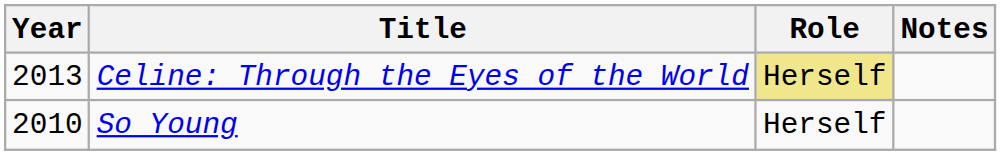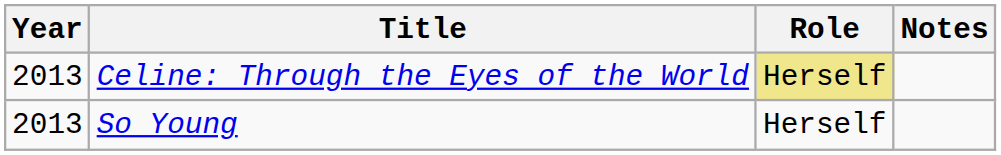(47, 125) 2010 -> (47, 125) 2013
